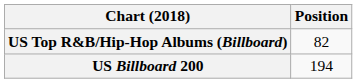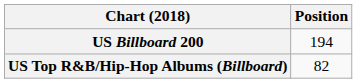rows swapped: (148, 66) <-> (148, 41)
